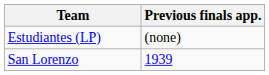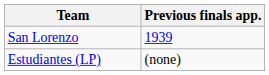rows swapped: (54, 37) <-> (43, 59)
